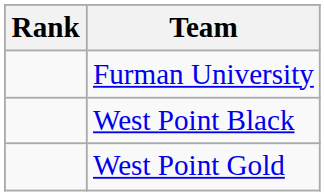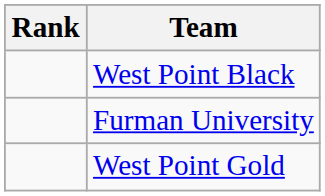rows swapped: (194, 119) <-> (203, 73)
